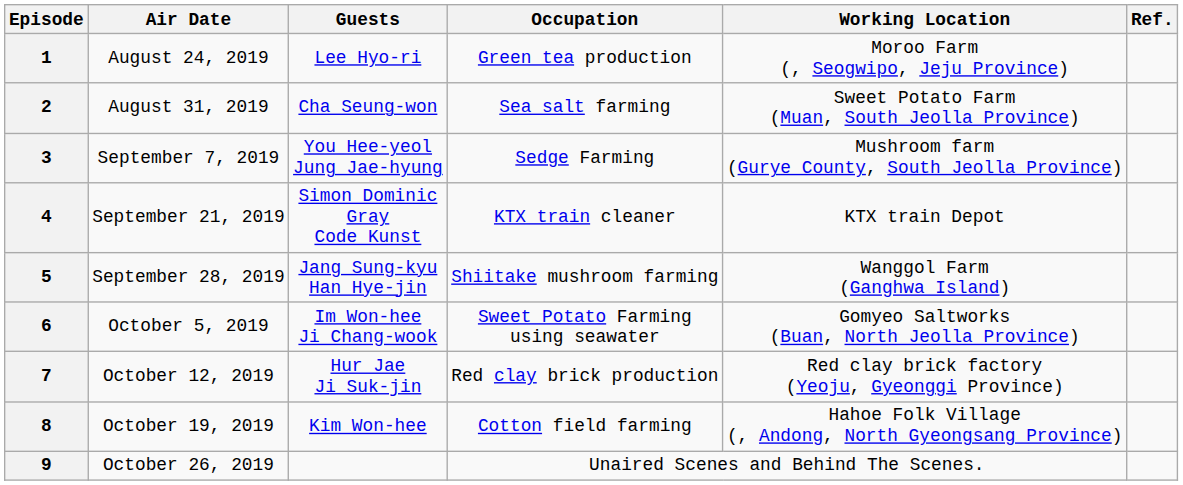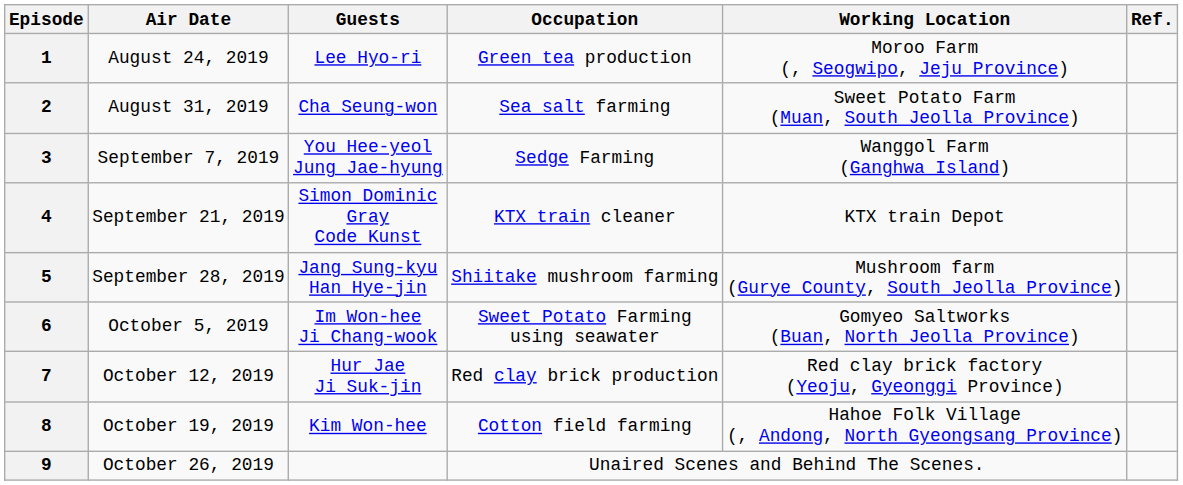(925, 158) Mushroom farm (Gurye County, South Jeolla Province) -> (925, 158) Wanggol Farm (Ganghwa Island)
(925, 277) Wanggol Farm (Ganghwa Island) -> (925, 277) Mushroom farm (Gurye County, South Jeolla Province)
